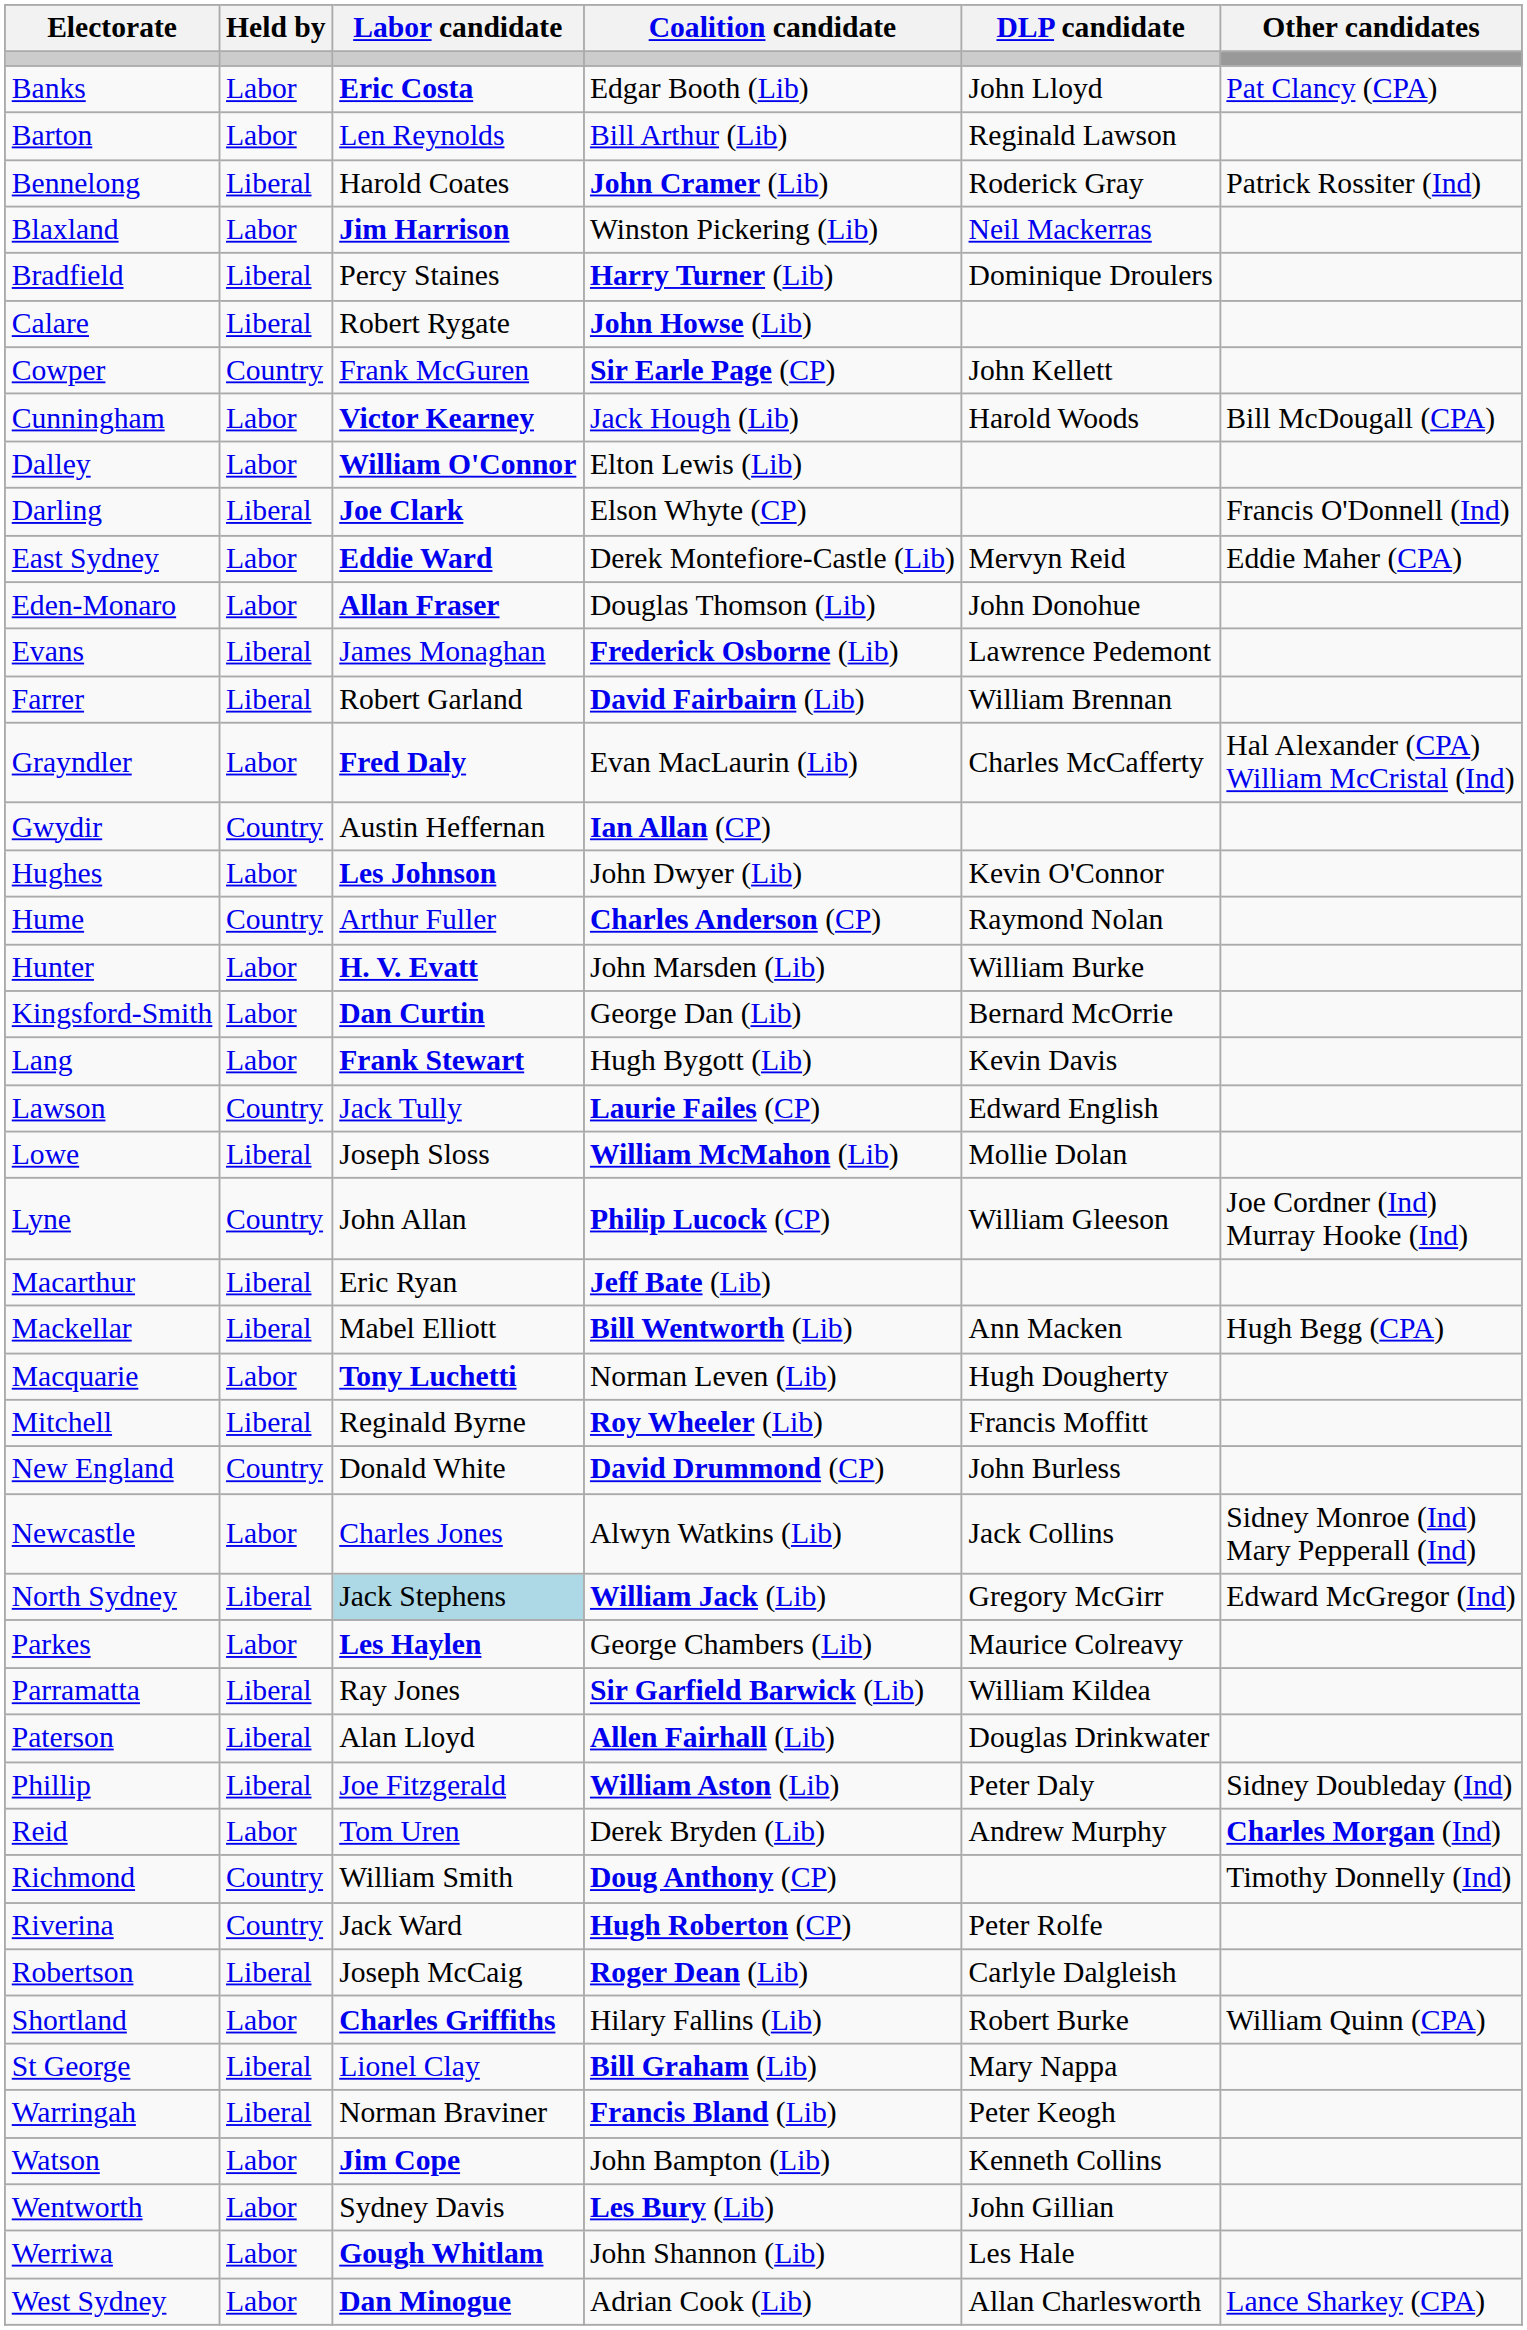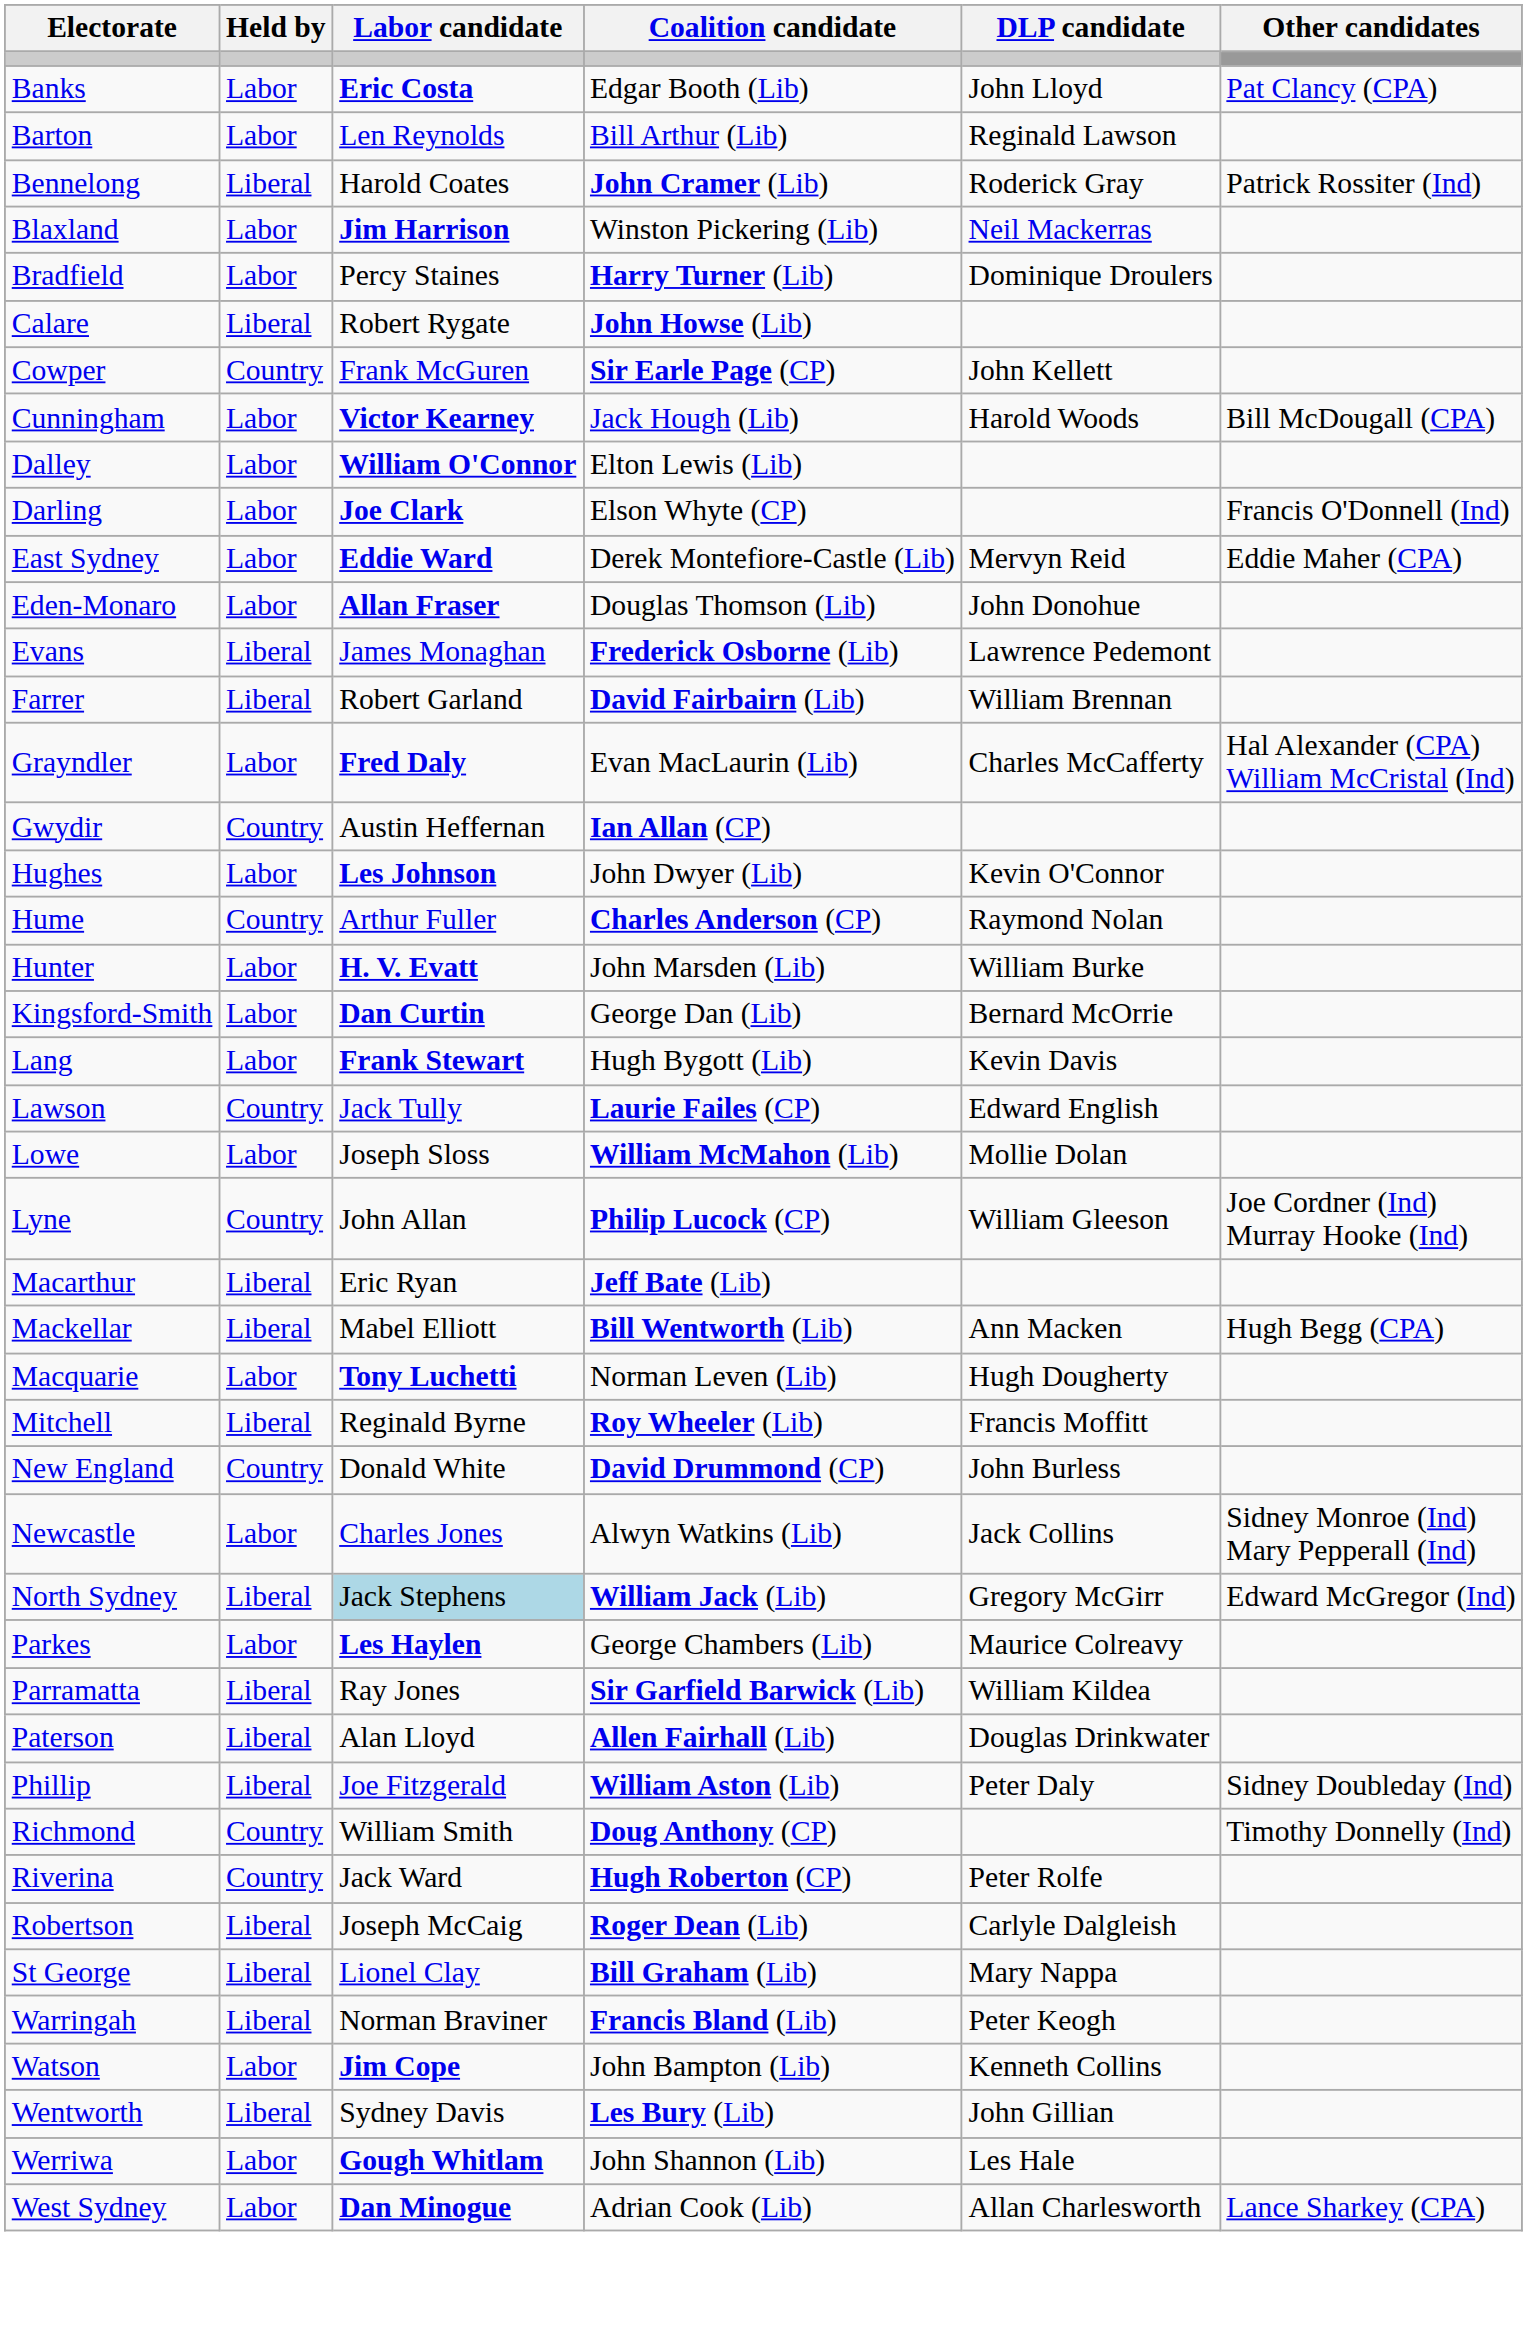(269, 276) Liberal -> (261, 276) Labor
(269, 511) Liberal -> (261, 511) Labor
(269, 1154) Liberal -> (261, 1154) Labor
- row: (40, 1831)
- row: (69, 2019)
(261, 2207) Labor -> (269, 2113) Liberal
